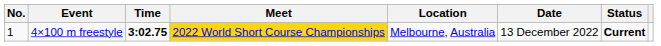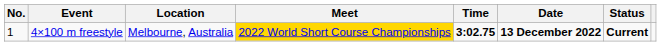columns swapped: (148, 13) <-> (443, 13)
(549, 31) normal -> (551, 31) bold
